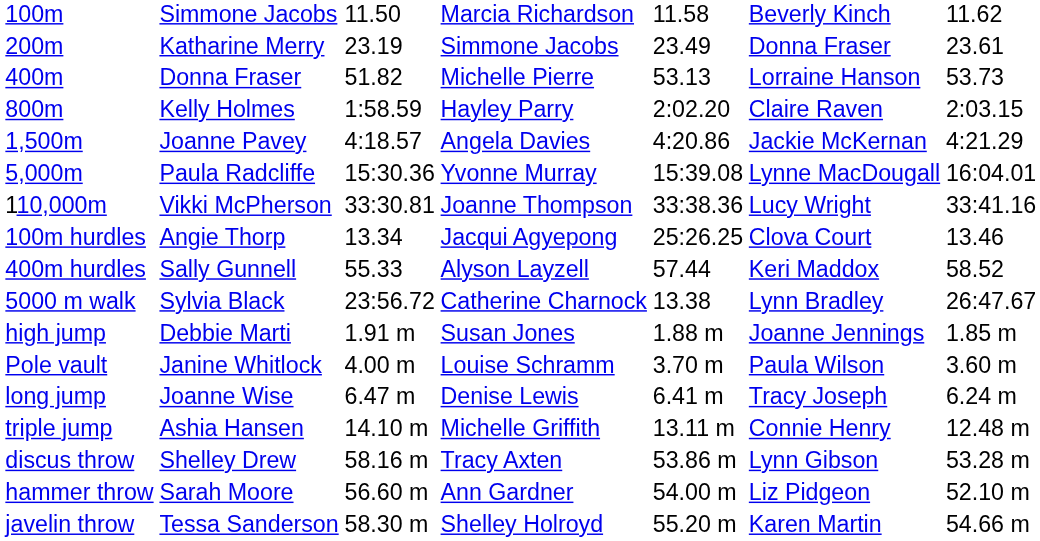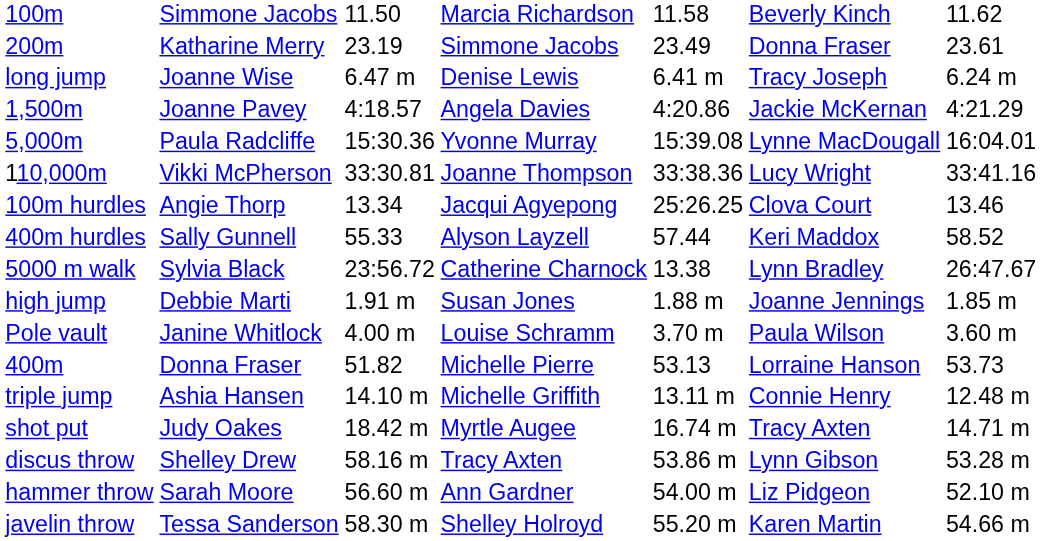rows swapped: (34, 77) <-> (56, 396)
- row: (34, 109)
+ row: (47, 428)
